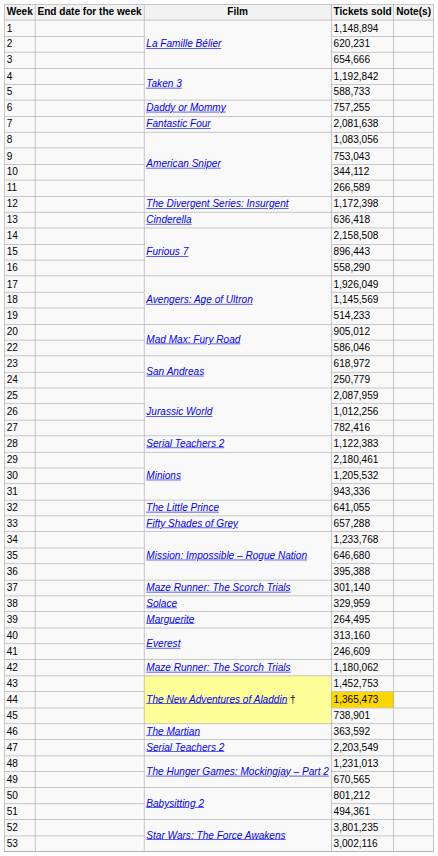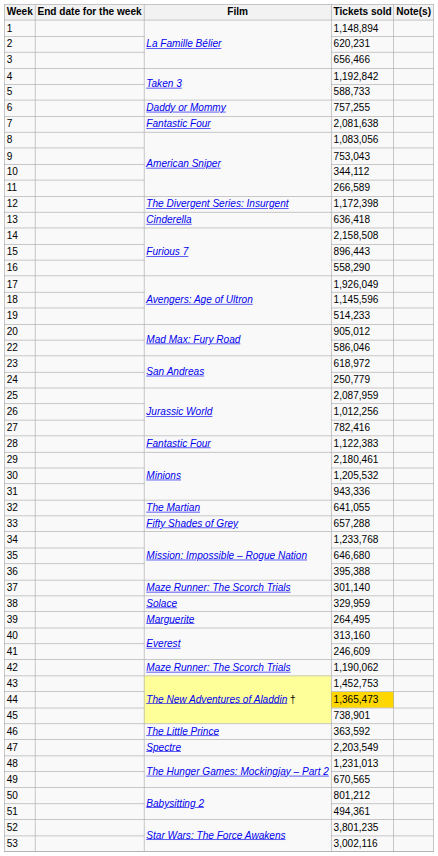(352, 60) 654,666 -> (352, 60) 656,466
(356, 300) 1,145,569 -> (356, 300) 1,145,596
(185, 444) Serial Teachers 2 -> (178, 444) Fantastic Four
(183, 508) The Little Prince -> (173, 508) The Martian
(356, 667) 1,180,062 -> (356, 667) 1,190,062
(173, 731) The Martian -> (183, 731) The Little Prince
(185, 747) Serial Teachers 2 -> (164, 747) Spectre
